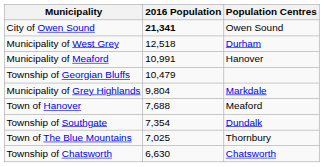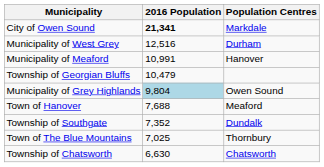(254, 28) Owen Sound -> (246, 28) Markdale
(160, 43) 12,518 -> (160, 43) 12,516
(158, 91) no background -> (158, 91) lightblue background
(246, 91) Markdale -> (254, 91) Owen Sound
(158, 122) 7,354 -> (158, 122) 7,352
